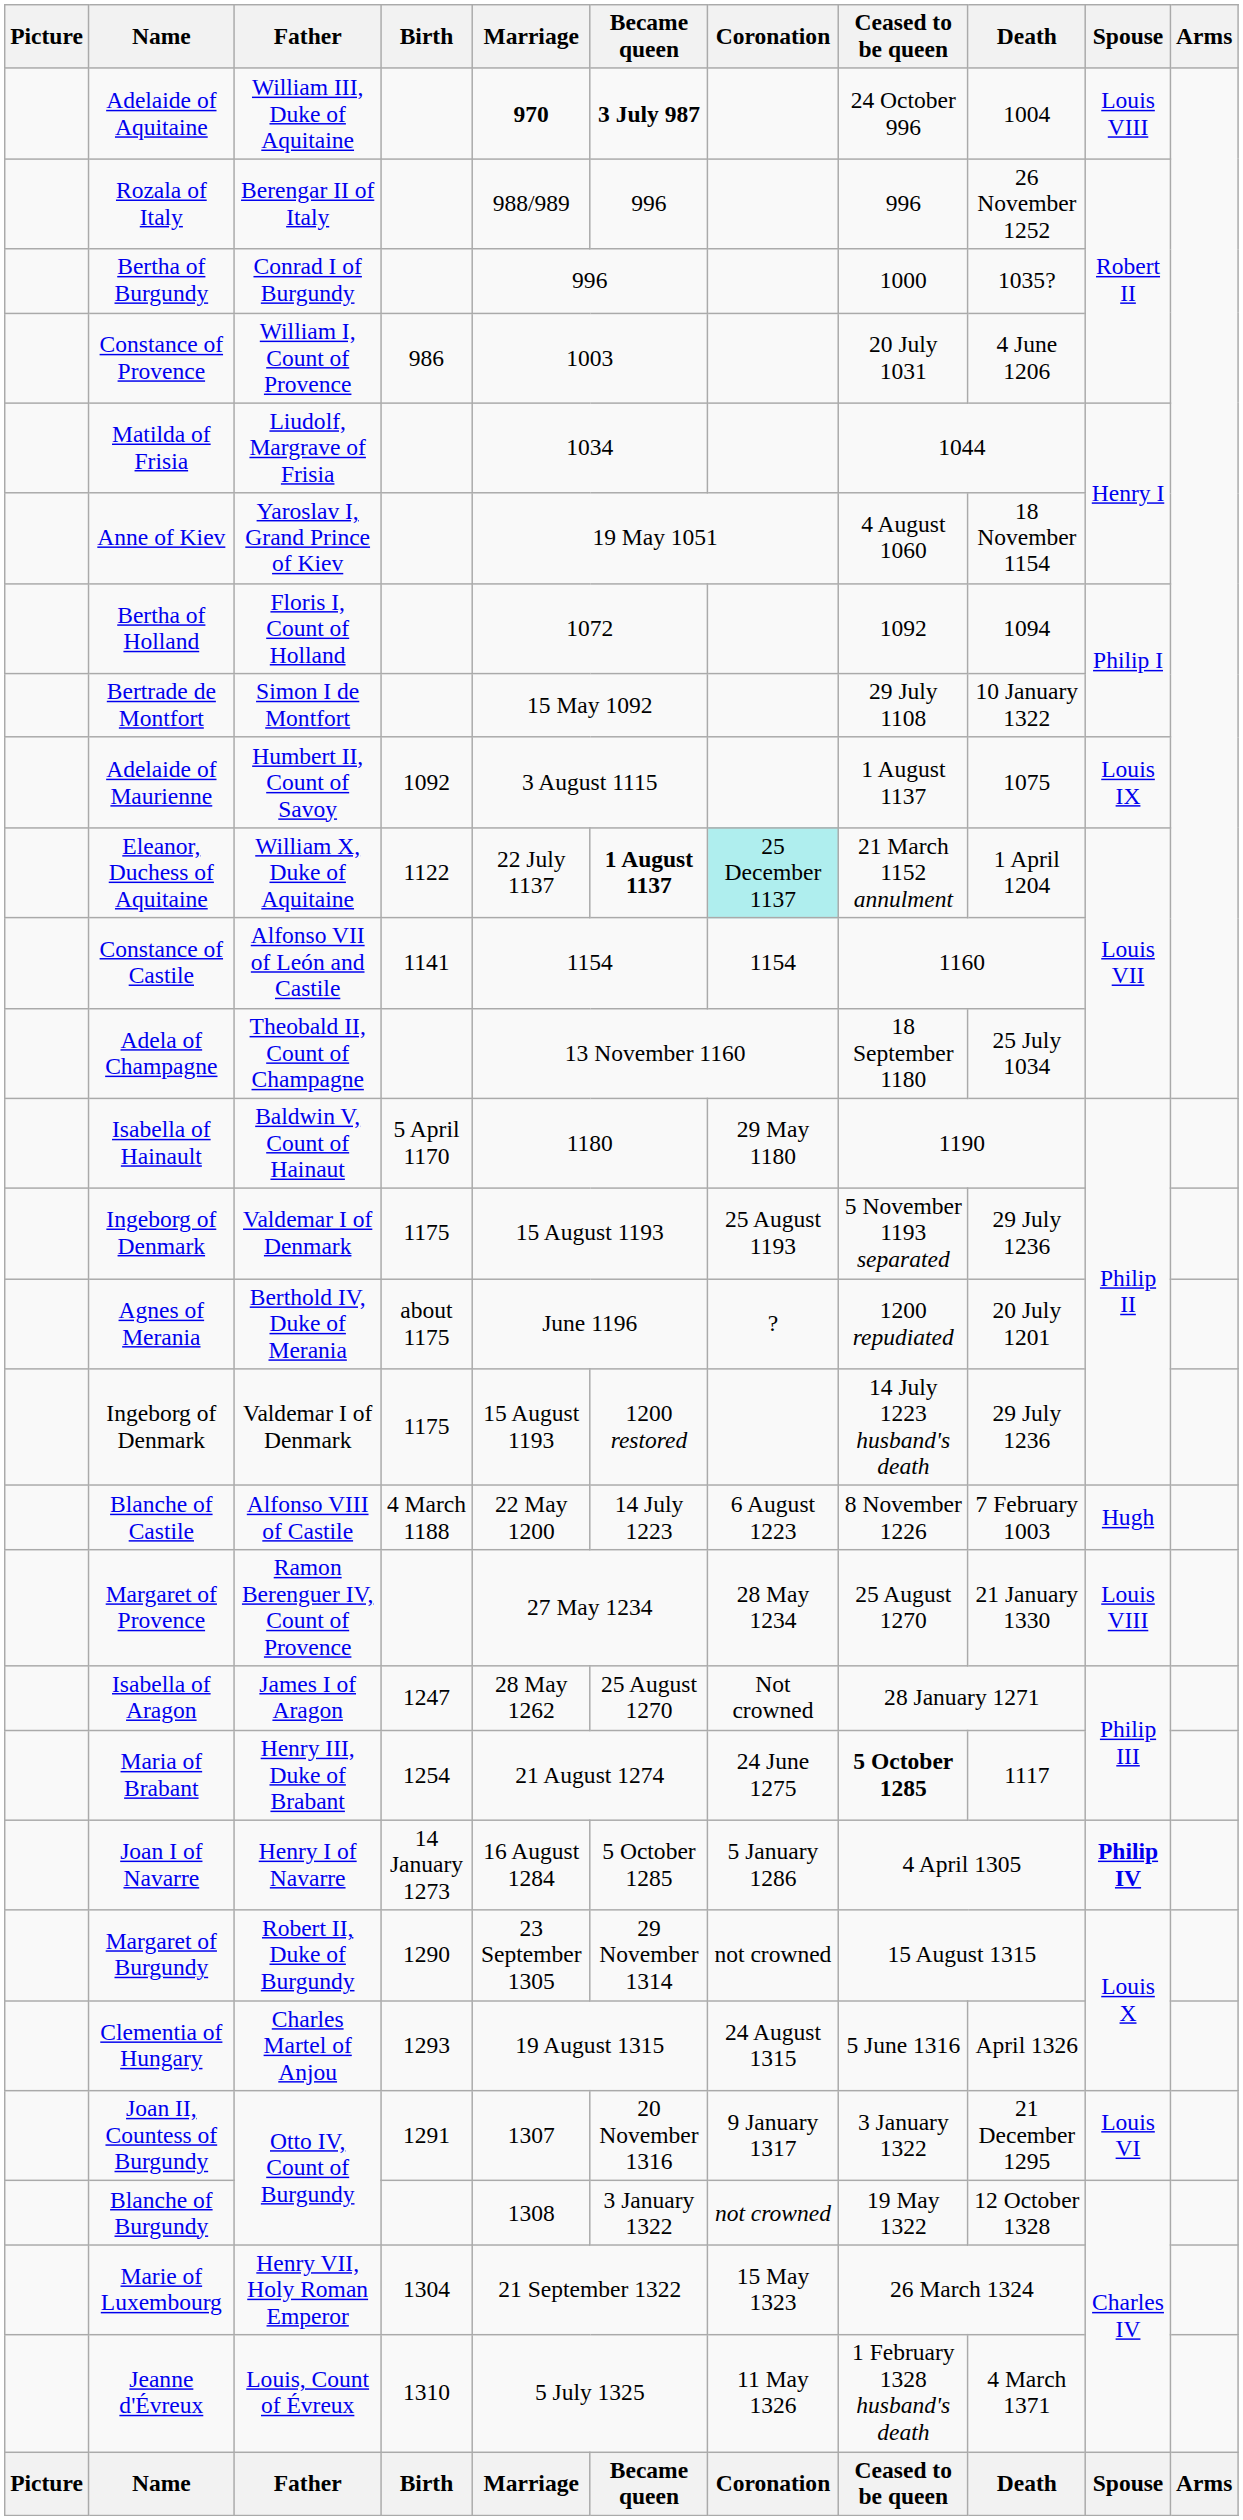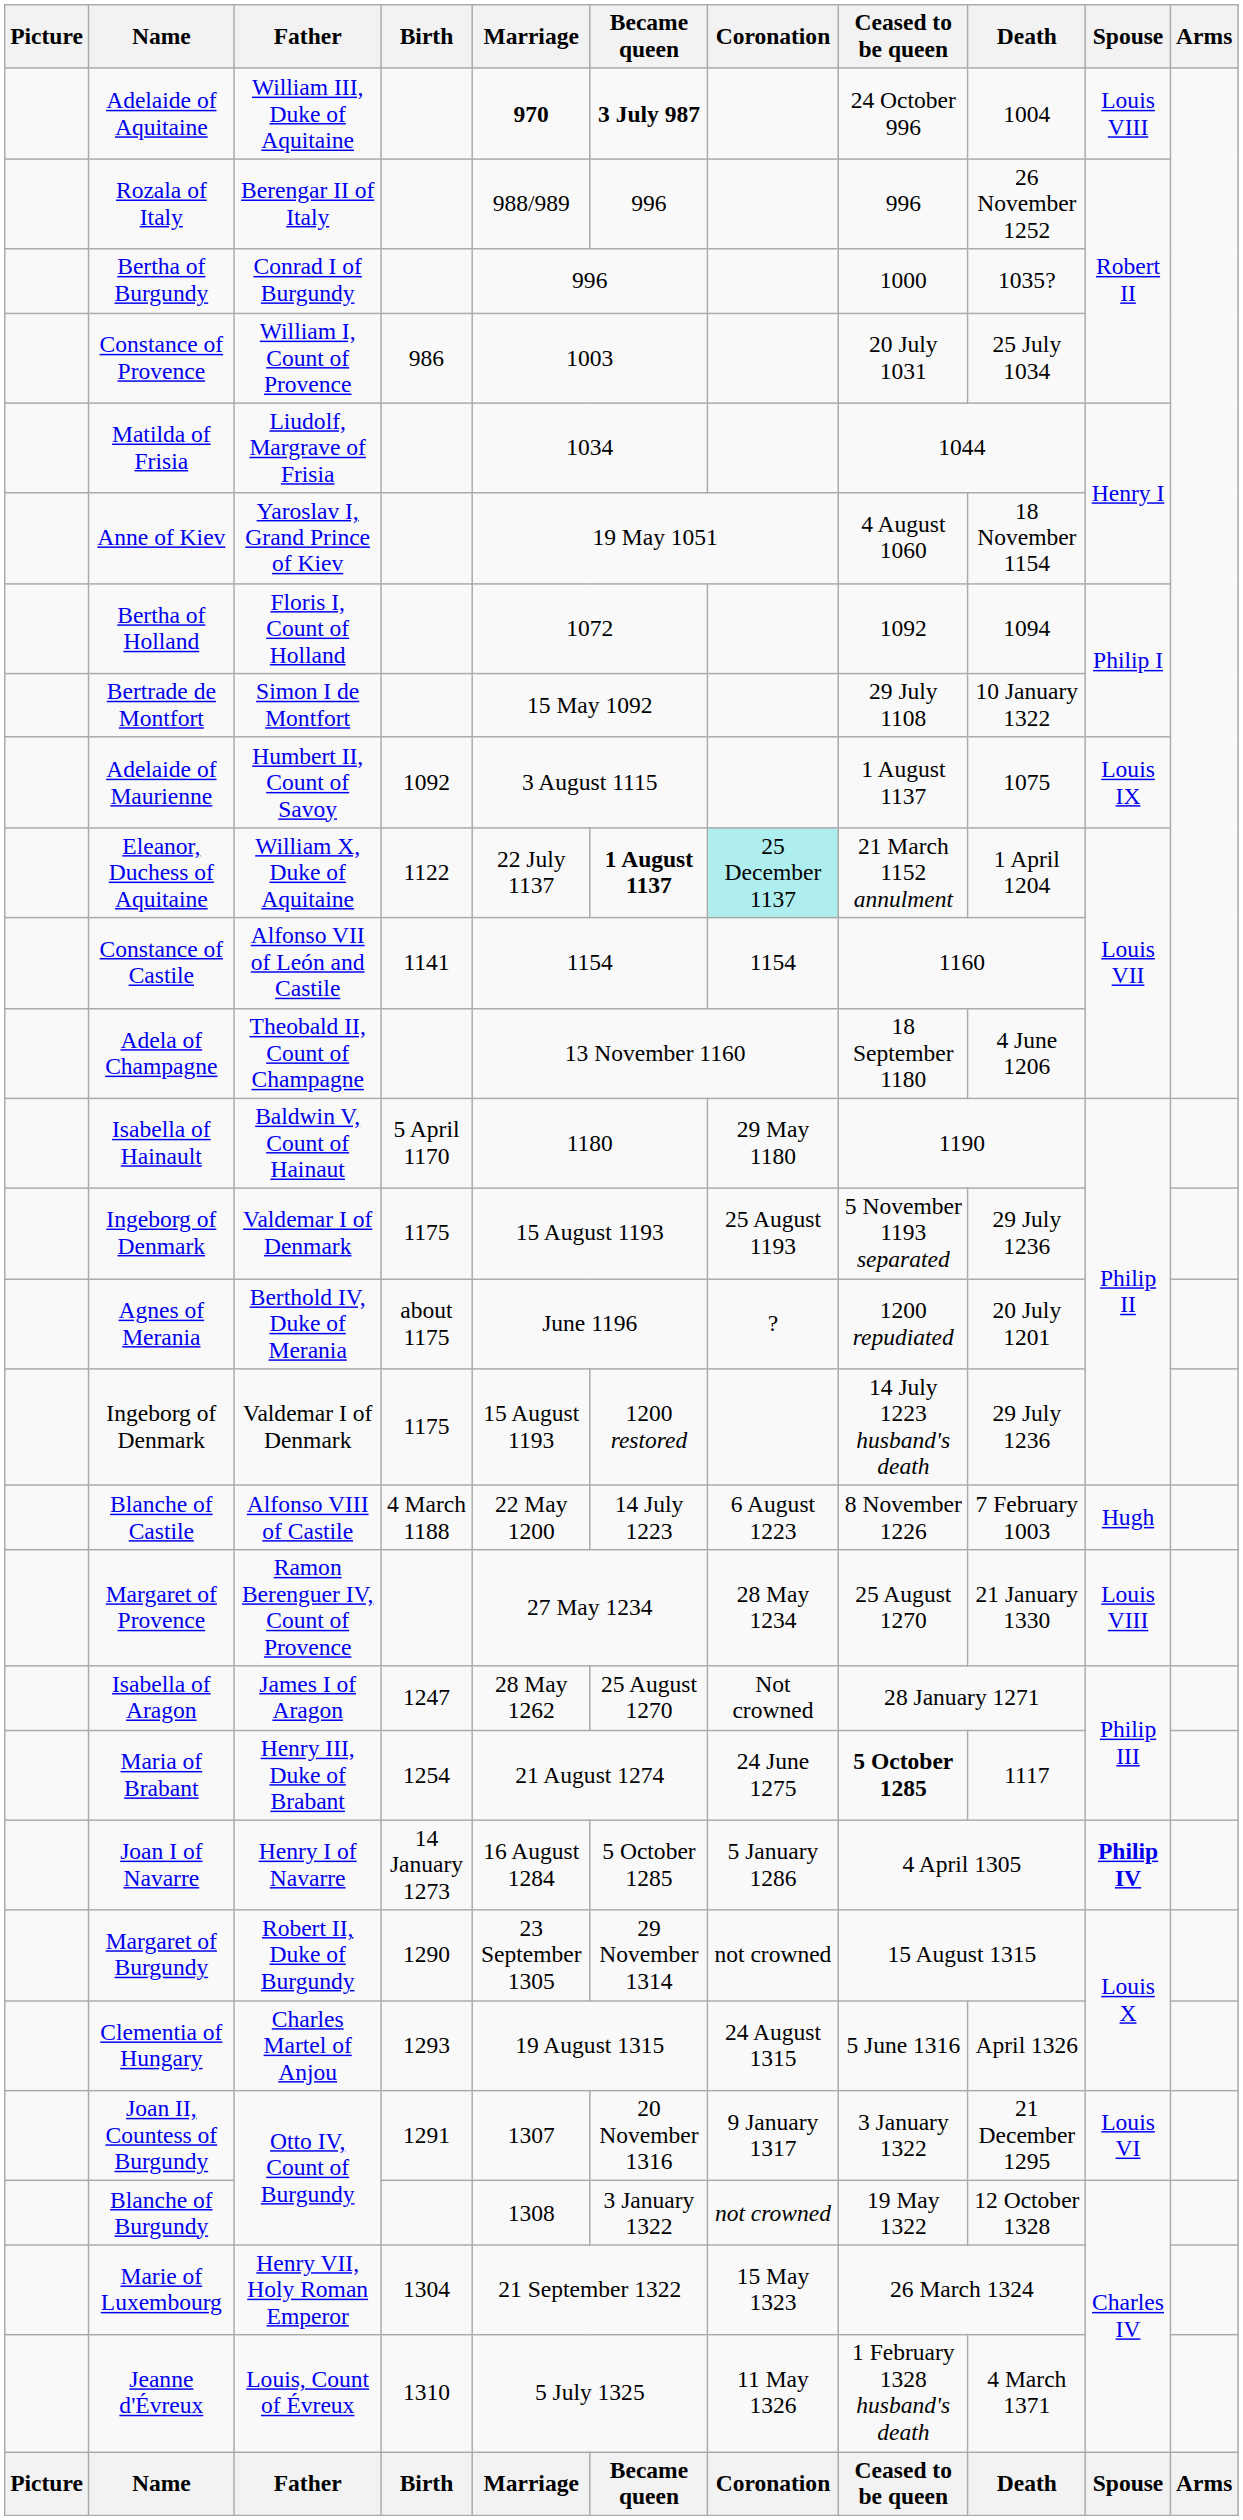(1027, 357) 4 June 1206 -> (1027, 357) 25 July 1034
(1027, 1052) 25 July 1034 -> (1027, 1052) 4 June 1206
